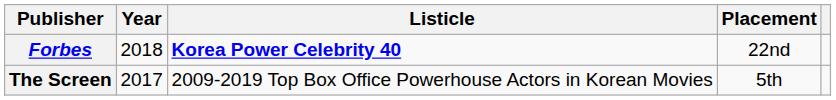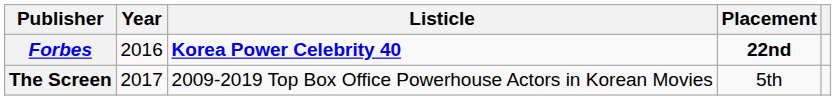(142, 49) 2018 -> (142, 49) 2016
(769, 49) normal -> (769, 49) bold
